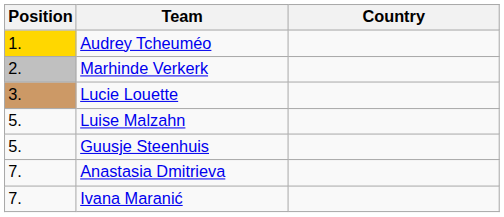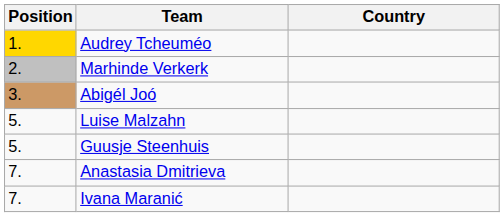+ row: (118, 95)
- row: (129, 95)
